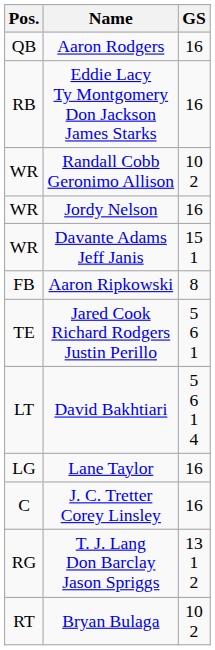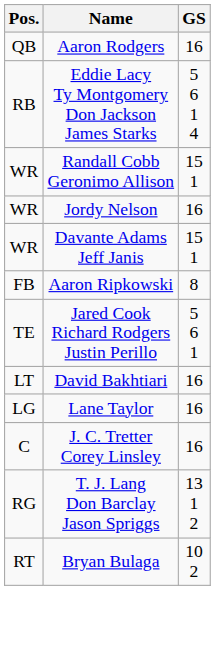(194, 103) 16 -> (194, 103) 5 6 1 4
(194, 171) 10 2 -> (194, 171) 15 1
(194, 410) 5 6 1 4 -> (194, 380) 16
